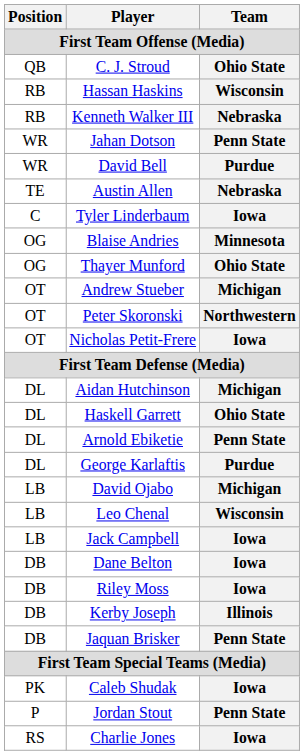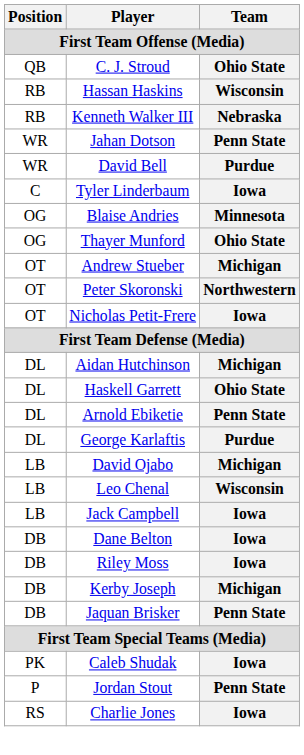- row: (133, 191)
(249, 613) Illinois -> (249, 588) Michigan
